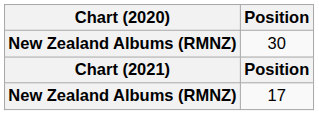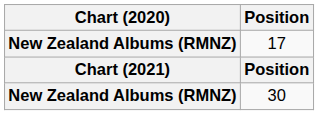rows swapped: (277, 95) <-> (277, 43)
